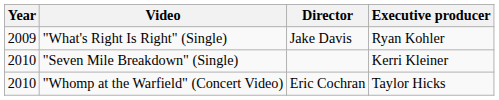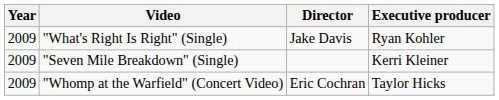(22, 60) 2010 -> (22, 60) 2009
(22, 83) 2010 -> (22, 83) 2009
